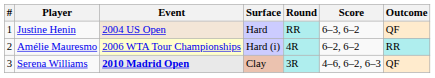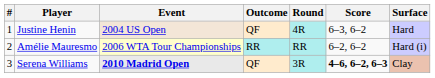columns swapped: (263, 13) <-> (407, 13)
(293, 30) RR -> (299, 30) 4R
(292, 47) 4R -> (300, 47) RR
(351, 64) normal -> (358, 64) bold
